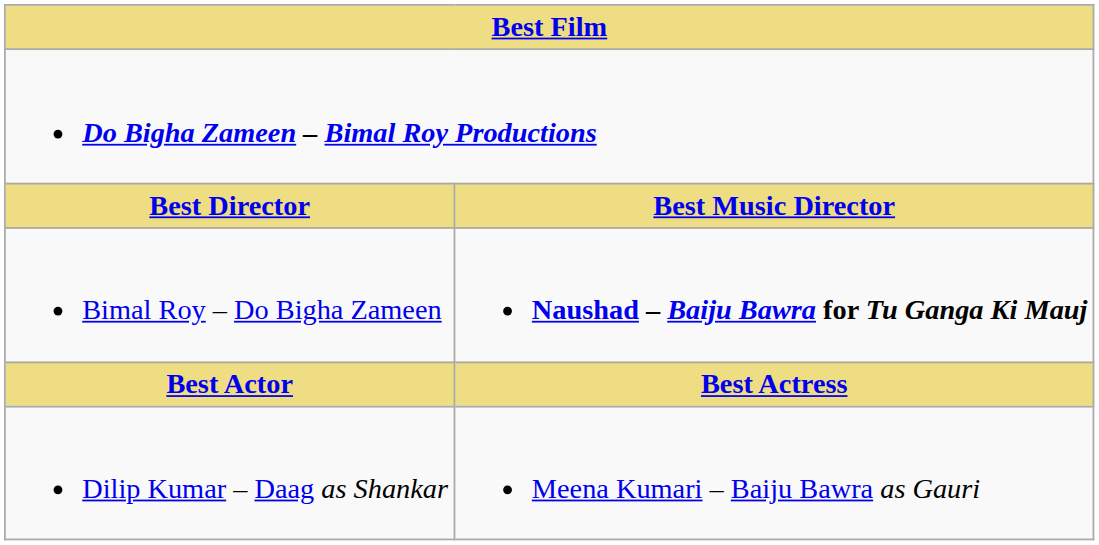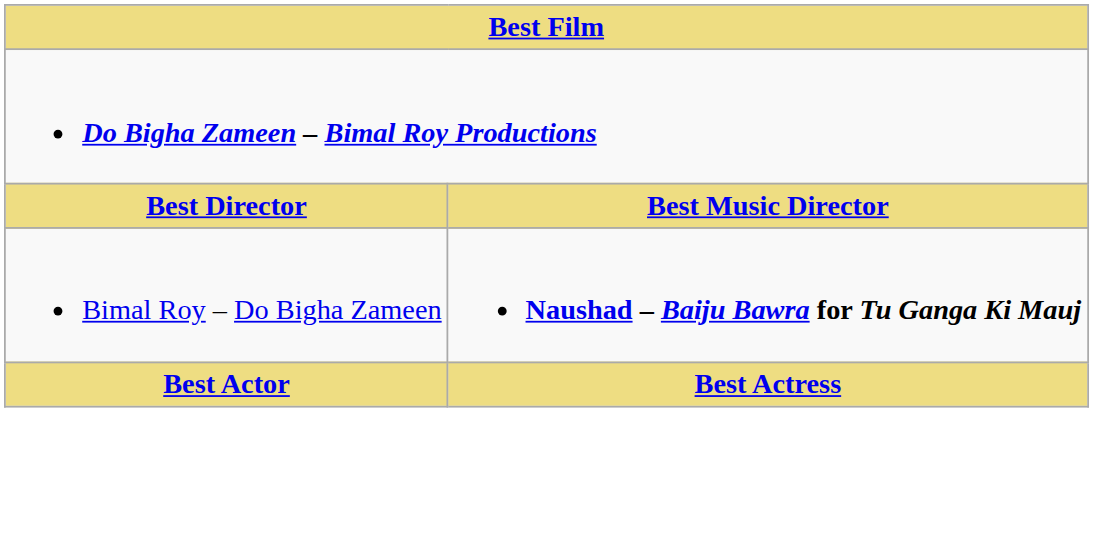- row: (230, 489)
